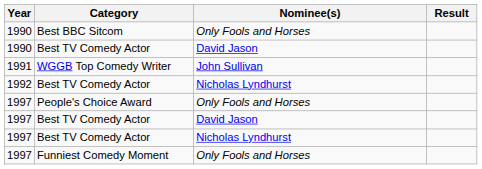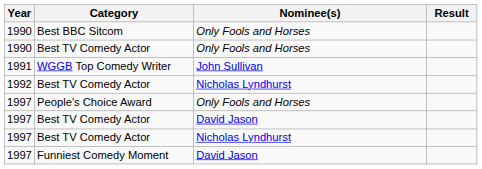(227, 48) David Jason -> (253, 48) Only Fools and Horses
(253, 155) Only Fools and Horses -> (227, 155) David Jason
